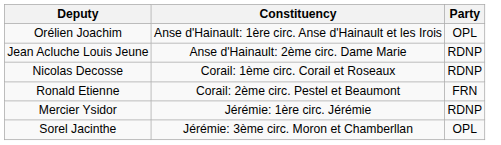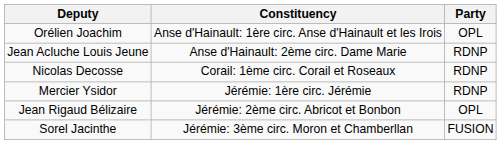- row: (78, 91)
+ row: (78, 110)
(465, 129) OPL -> (471, 129) FUSION
